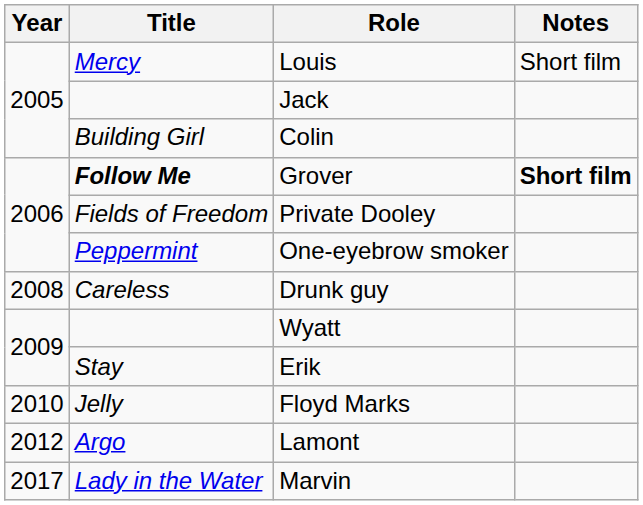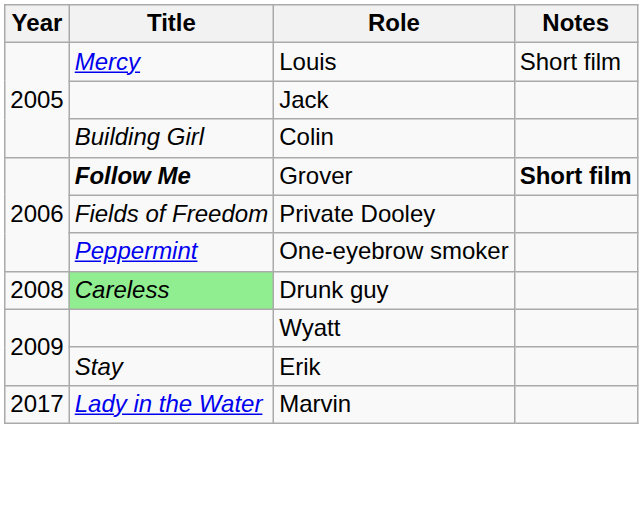(122, 289) no background -> (122, 289) lightgreen background
- row: (345, 404)
- row: (319, 442)
